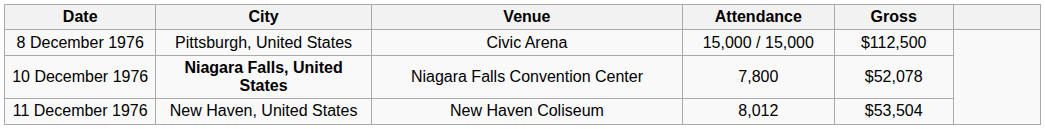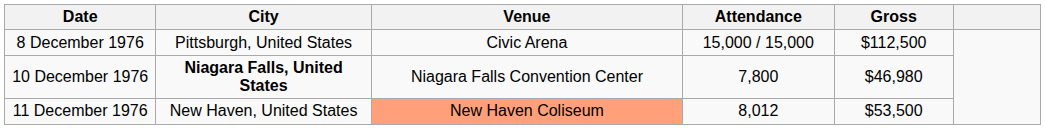(894, 76) $52,078 -> (894, 76) $46,980
(527, 111) no background -> (527, 111) lightsalmon background
(894, 111) $53,504 -> (894, 111) $53,500
